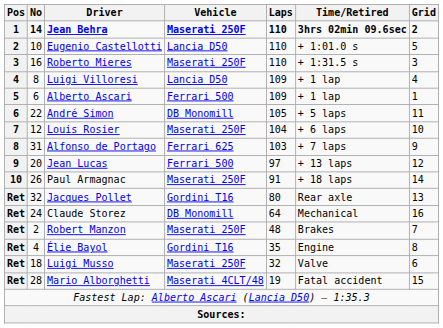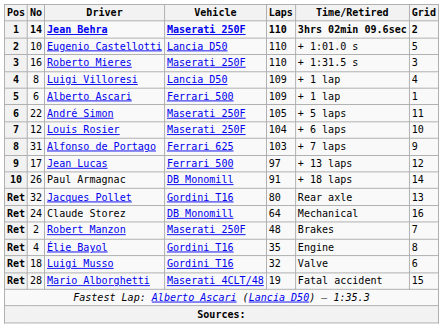(200, 113) DB Monomill -> (206, 113) Maserati 250F
(36, 164) 20 -> (36, 164) 17
(206, 180) Maserati 250F -> (200, 180) DB Monomill
(206, 264) Maserati 250F -> (200, 264) Gordini T16
